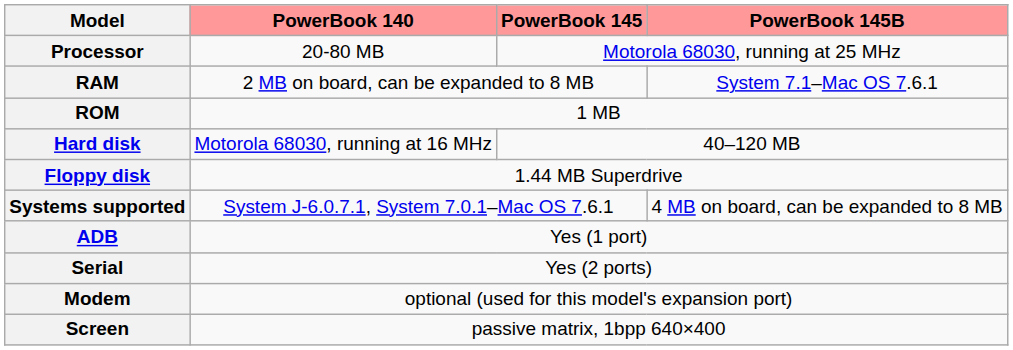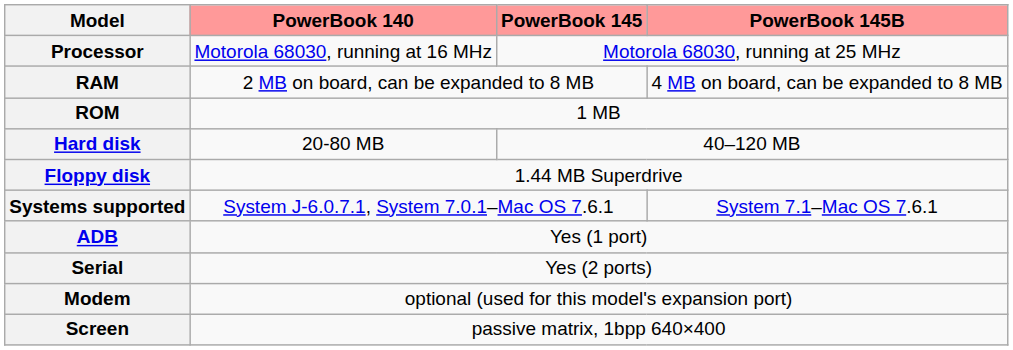(343, 51) 20-80 MB -> (343, 51) Motorola 68030, running at 16 MHz
(827, 82) System 7.1–Mac OS 7.6.1 -> (827, 82) 4 MB on board, can be expanded to 8 MB
(343, 144) Motorola 68030, running at 16 MHz -> (343, 144) 20-80 MB
(827, 206) 4 MB on board, can be expanded to 8 MB -> (827, 206) System 7.1–Mac OS 7.6.1
